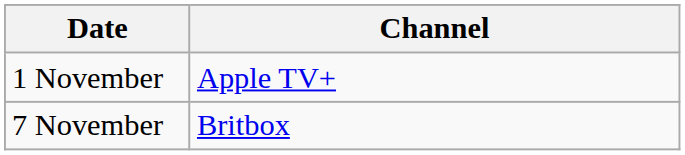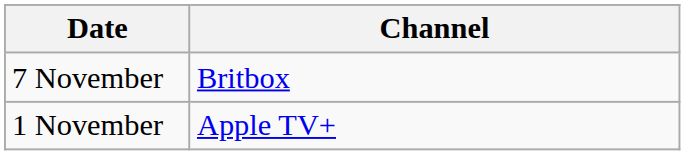rows swapped: (88, 76) <-> (88, 125)
